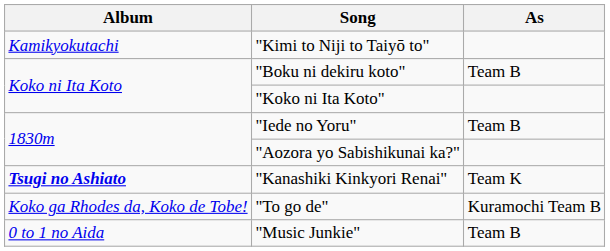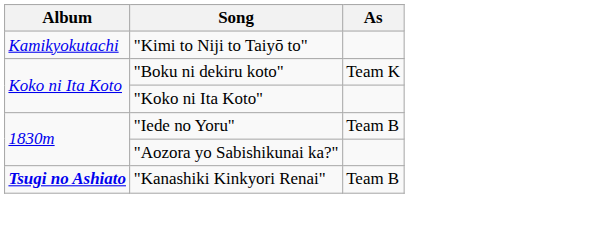(494, 71) Team B -> (373, 71) Team K
(495, 179) Team K -> (373, 179) Team B
- row: (292, 206)
- row: (308, 233)
